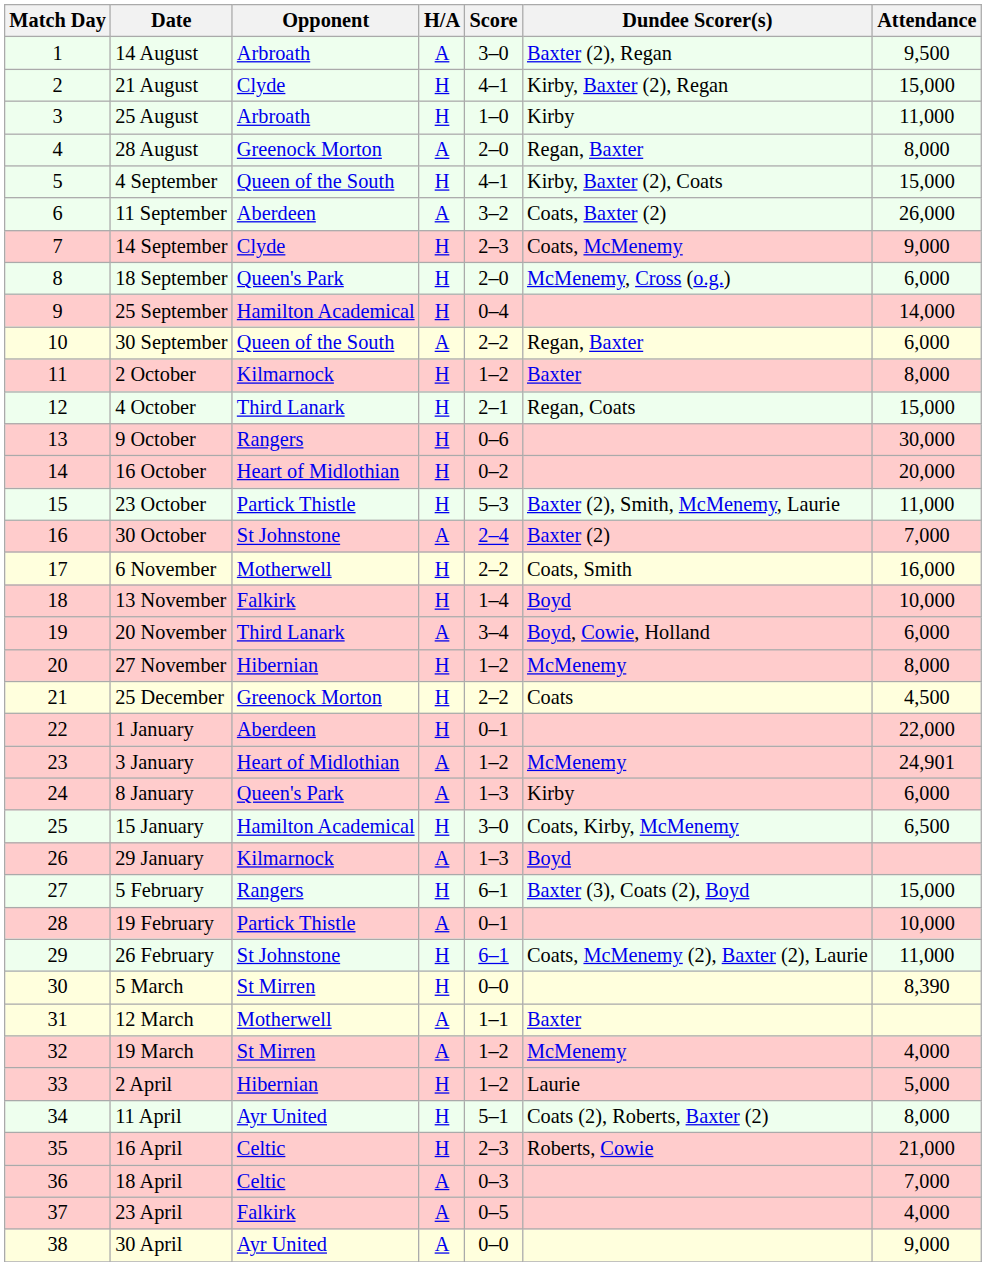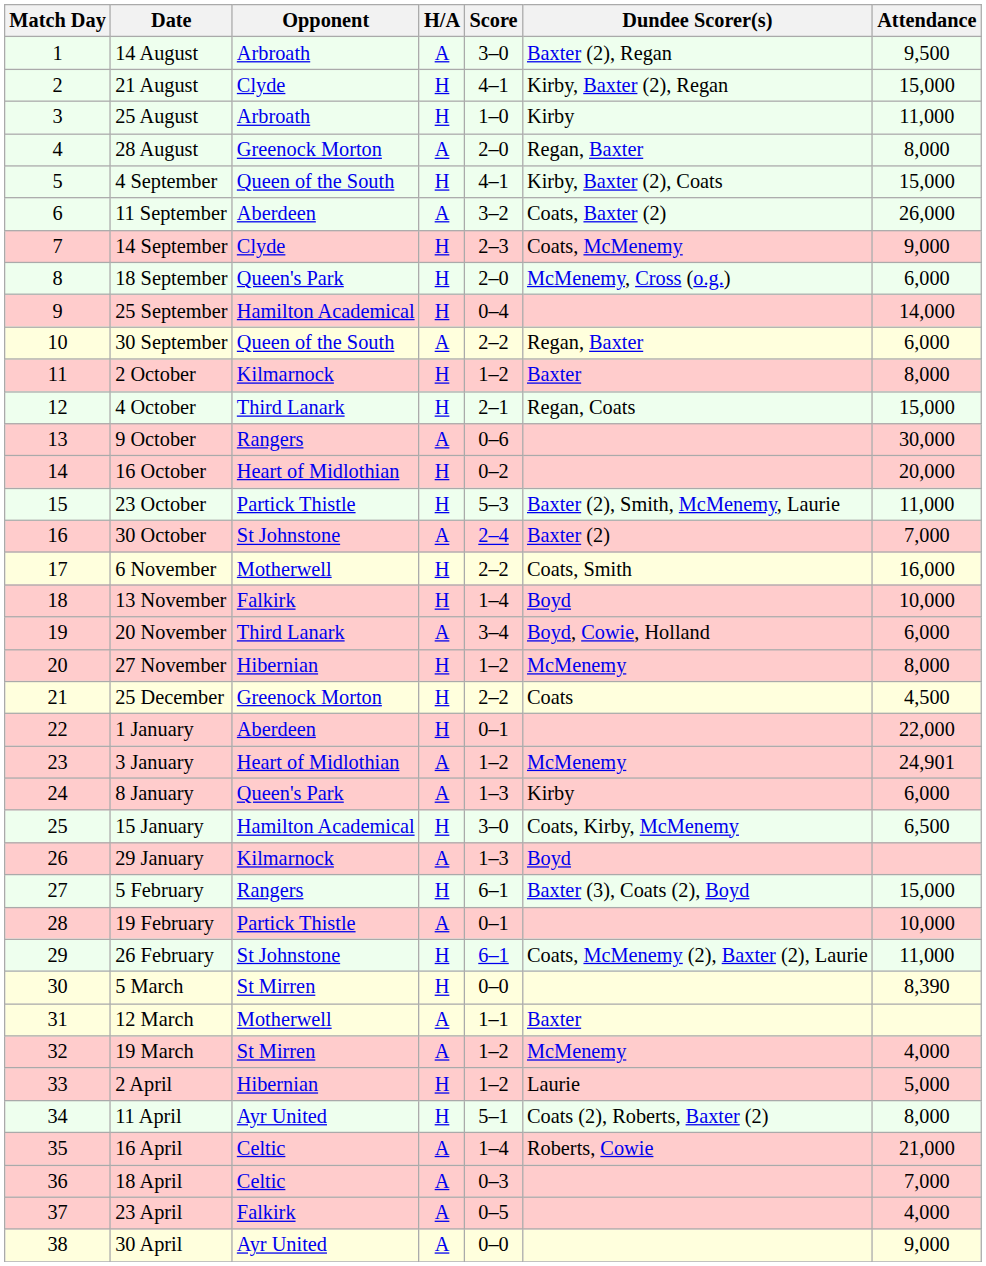(442, 439) H -> (442, 439) A
(442, 1148) H -> (442, 1148) A
(494, 1148) 2–3 -> (494, 1148) 1–4
